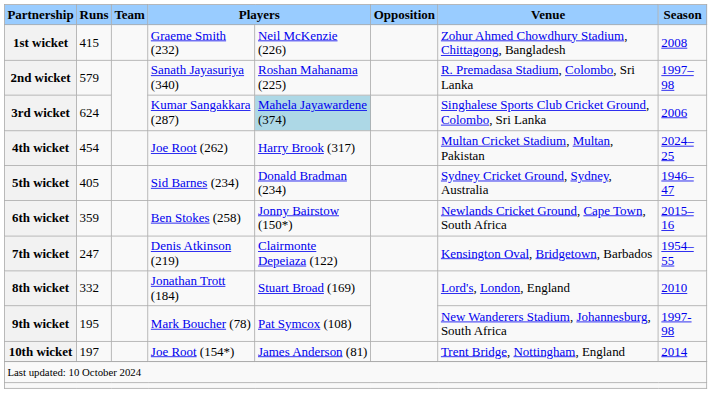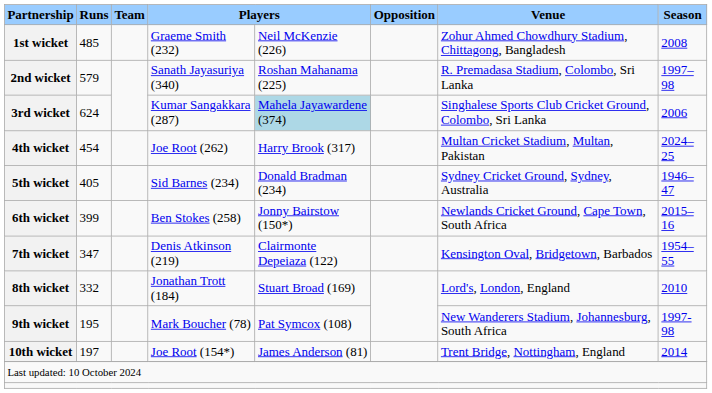(89, 42) 415 -> (89, 42) 485
(89, 218) 359 -> (89, 218) 399
(89, 253) 247 -> (89, 253) 347
